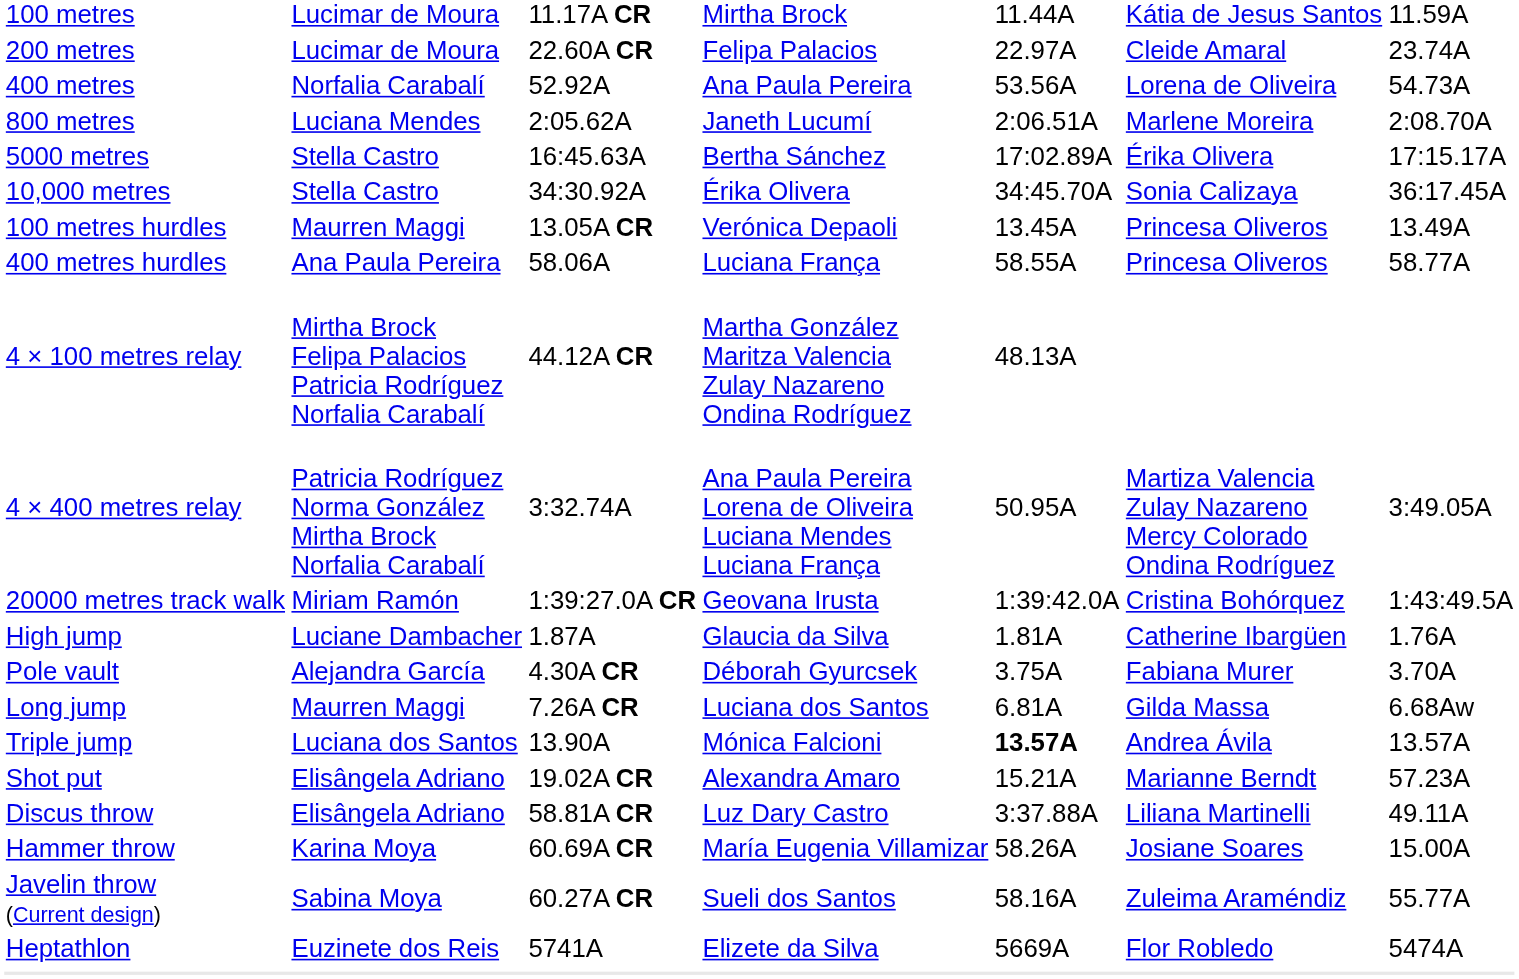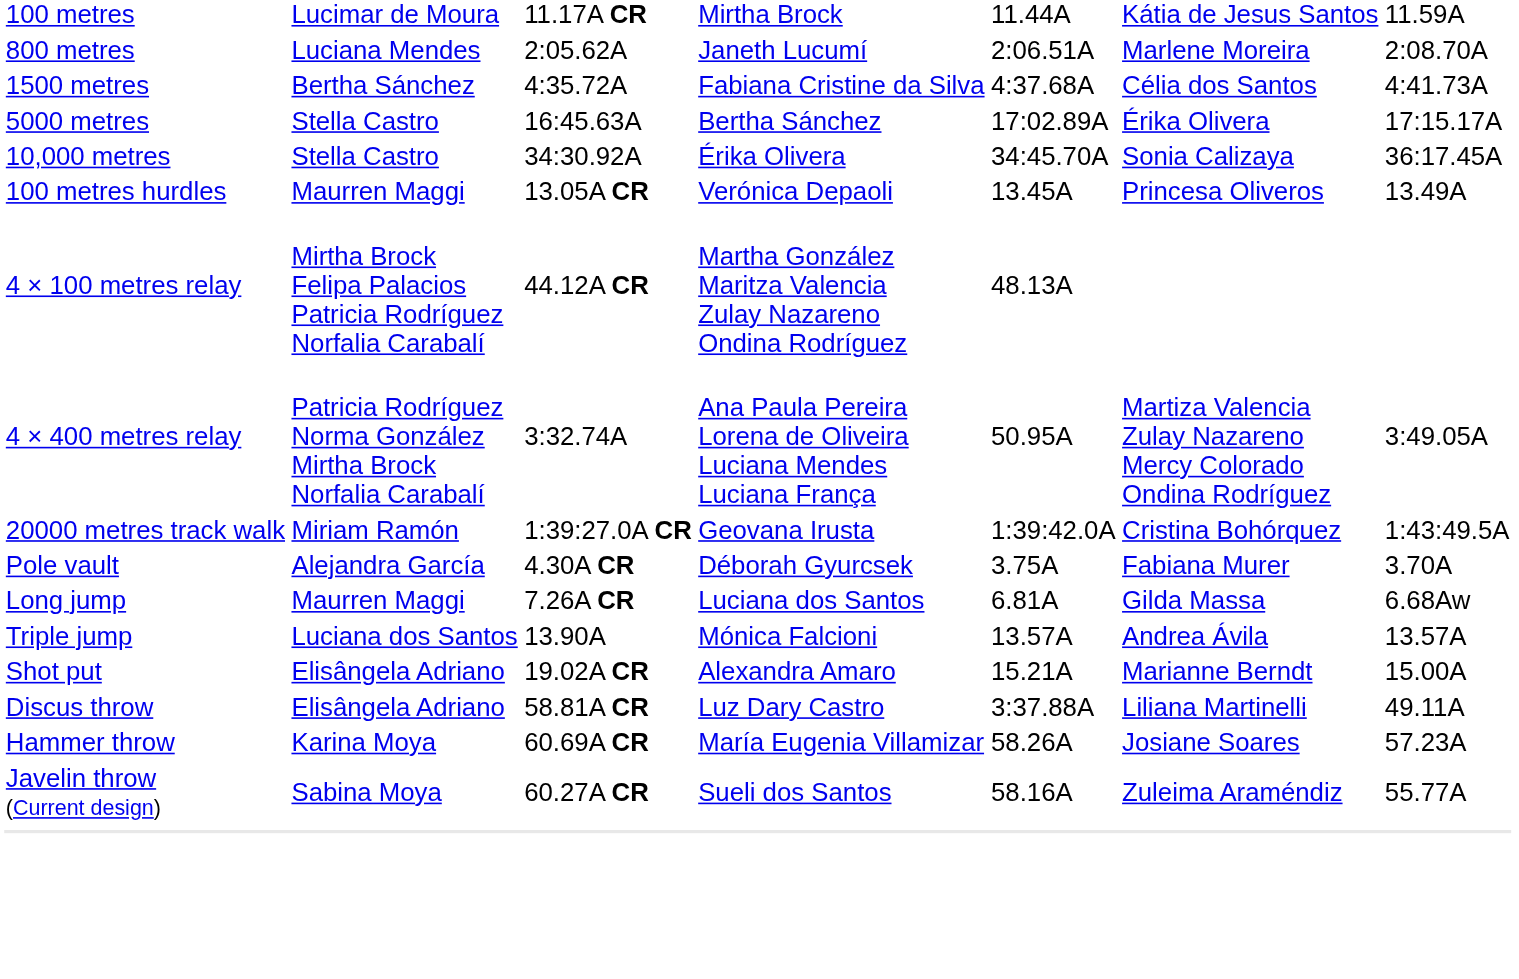- row: (70, 50)
- row: (70, 85)
+ row: (77, 85)
- row: (116, 262)
- row: (64, 636)
(1036, 742) bold -> (1032, 636) normal
(1429, 778) 57.23A -> (1426, 671) 15.00A
(1429, 848) 15.00A -> (1426, 742) 57.23A
- row: (68, 948)
